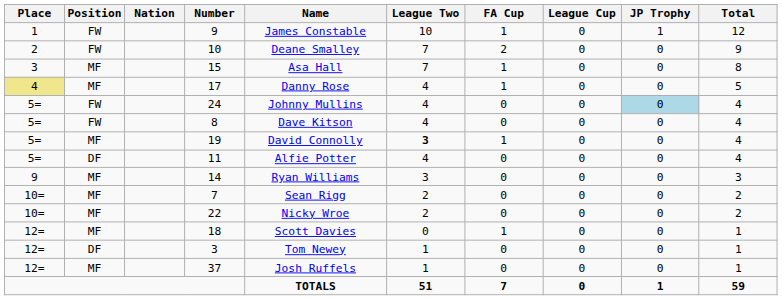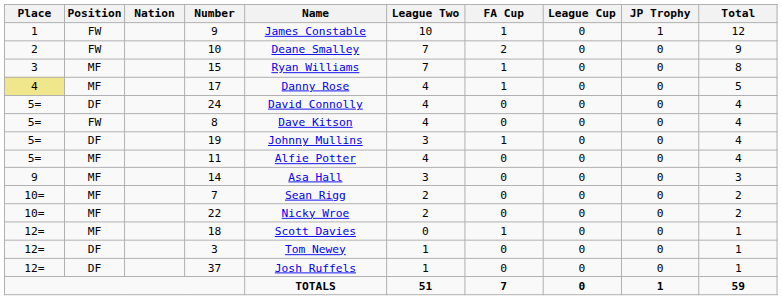(315, 68) Asa Hall -> (315, 68) Ryan Williams
(94, 105) FW -> (94, 105) DF
(315, 105) Johnny Mullins -> (315, 105) David Connolly
(660, 105) lightblue background -> (660, 105) no background
(94, 141) MF -> (94, 141) DF
(315, 141) David Connolly -> (315, 141) Johnny Mullins
(425, 141) bold -> (425, 141) normal
(94, 159) DF -> (94, 159) MF
(315, 177) Ryan Williams -> (315, 177) Asa Hall
(94, 268) MF -> (94, 268) DF
